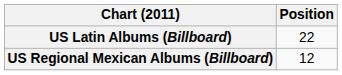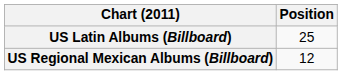(307, 37) 22 -> (307, 37) 25
